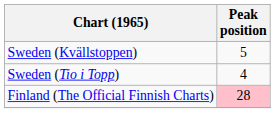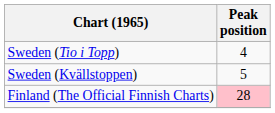rows swapped: (72, 52) <-> (63, 74)
